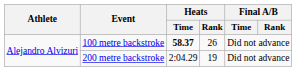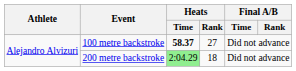(212, 43) 26 -> (212, 43) 27
(183, 58) no background -> (183, 58) lightgreen background
(212, 58) 19 -> (212, 58) 18
